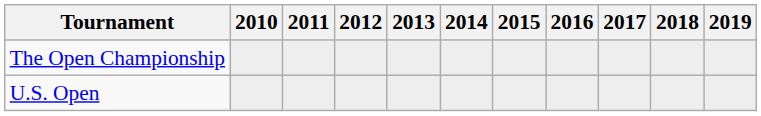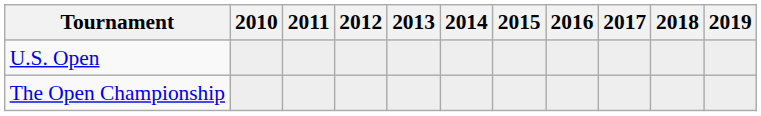rows swapped: (55, 93) <-> (117, 57)
